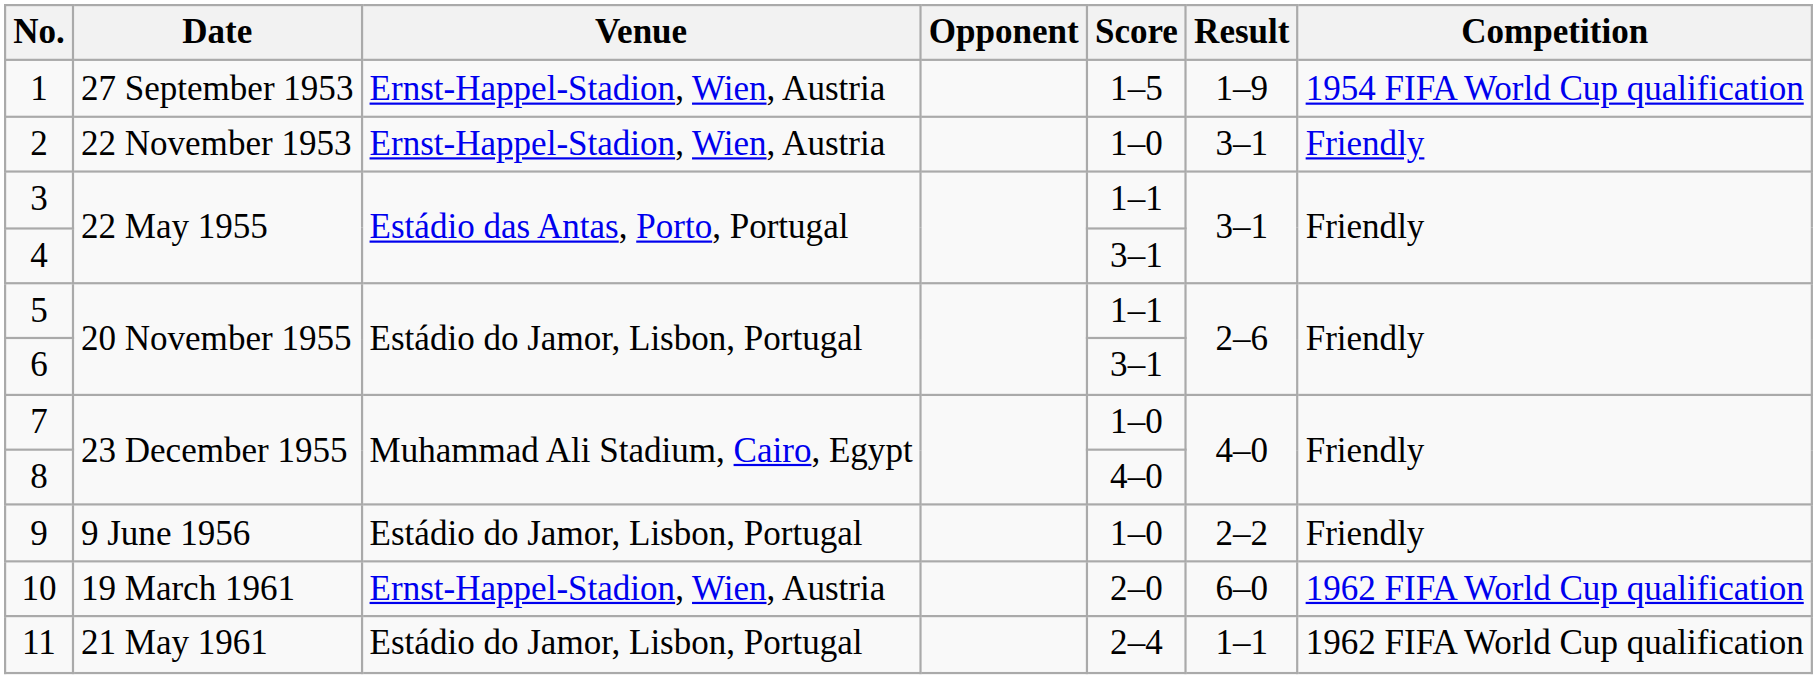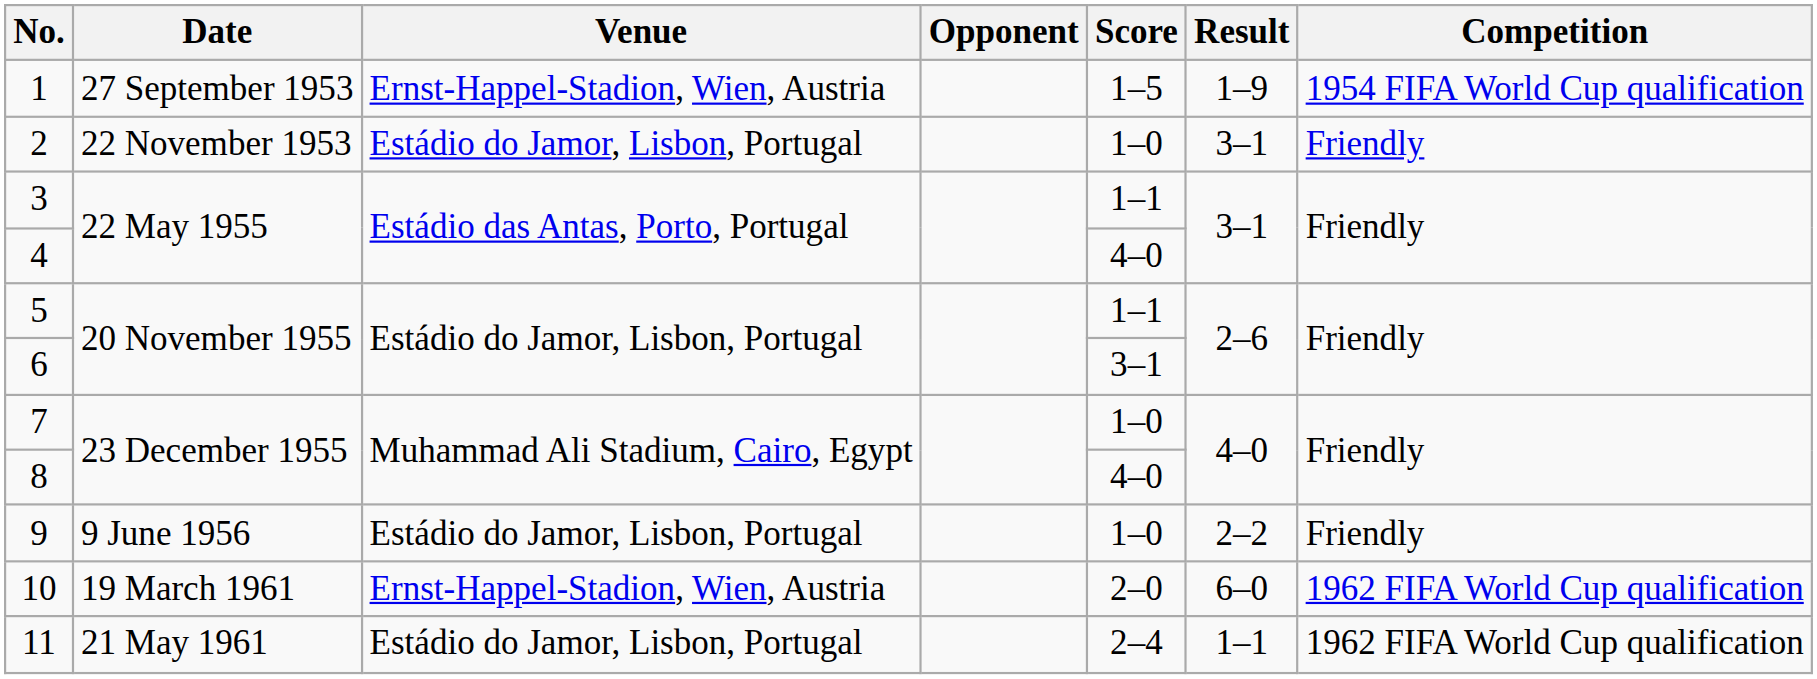(627, 143) Ernst-Happel-Stadion, Wien, Austria -> (616, 143) Estádio do Jamor, Lisbon, Portugal
(1136, 254) 3–1 -> (1136, 254) 4–0
